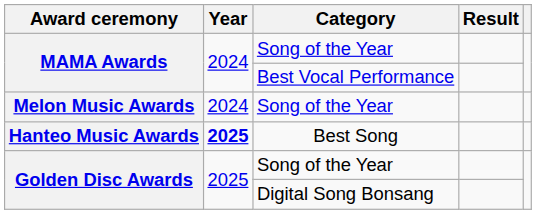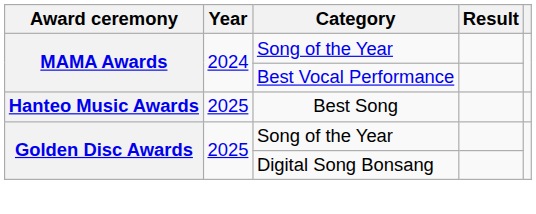- row: (104, 106)
(228, 135) bold -> (228, 106) normal
